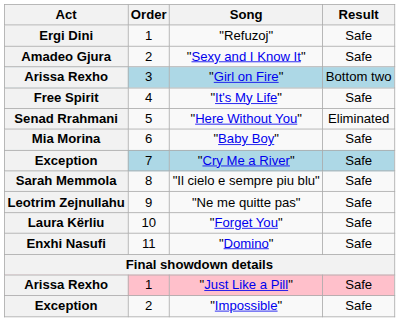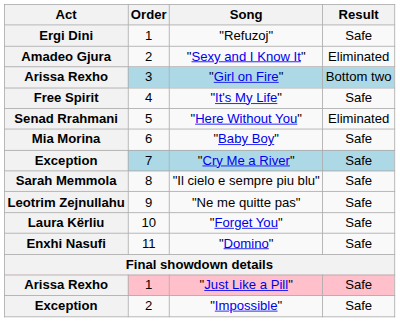(359, 56) Safe -> (359, 56) Eliminated
